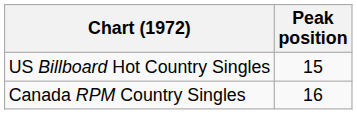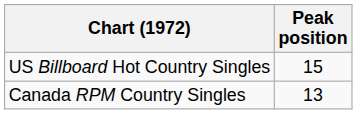(313, 94) 16 -> (313, 94) 13
